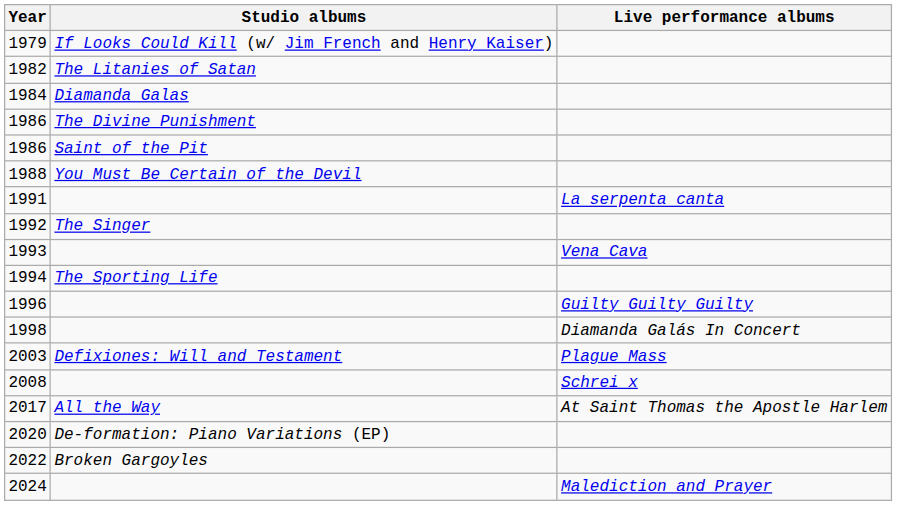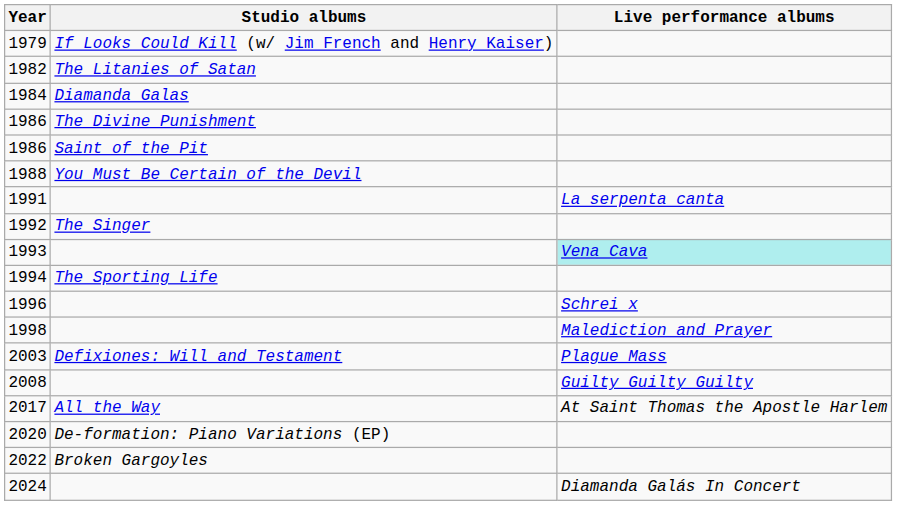(604, 252) no background -> (604, 252) paleturquoise background
(657, 304) Guilty Guilty Guilty -> (599, 304) Schrei x
(681, 330) Diamanda Galás In Concert -> (667, 330) Malediction and Prayer
(599, 382) Schrei x -> (657, 382) Guilty Guilty Guilty
(667, 487) Malediction and Prayer -> (681, 487) Diamanda Galás In Concert
